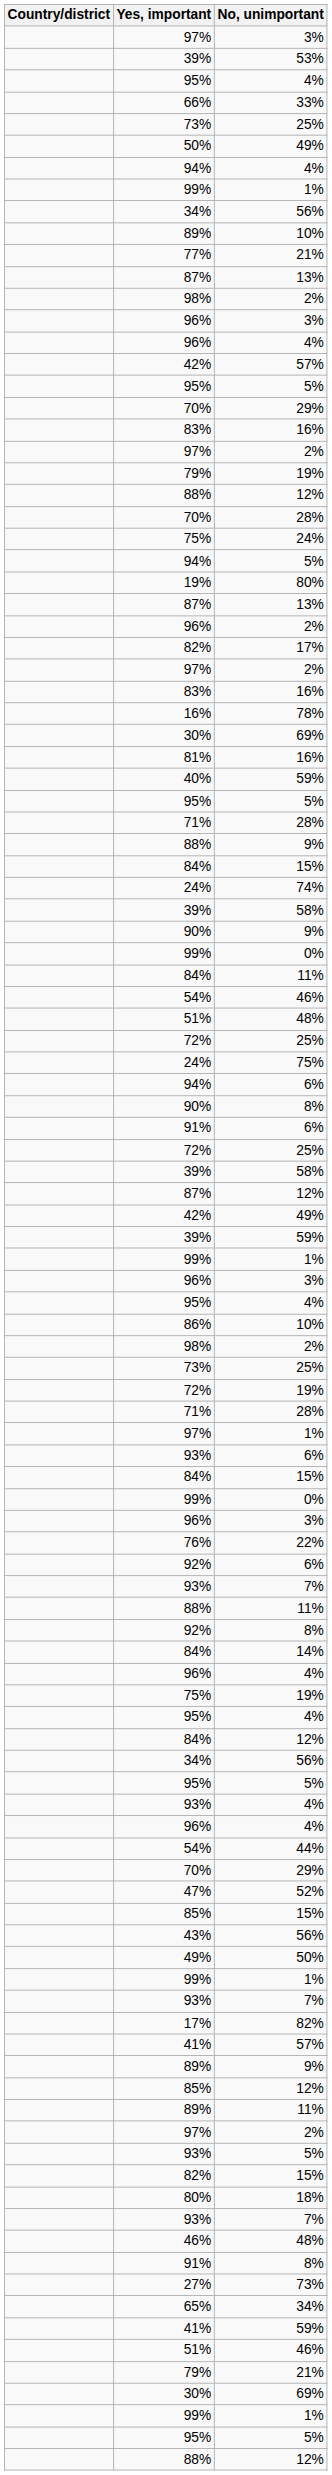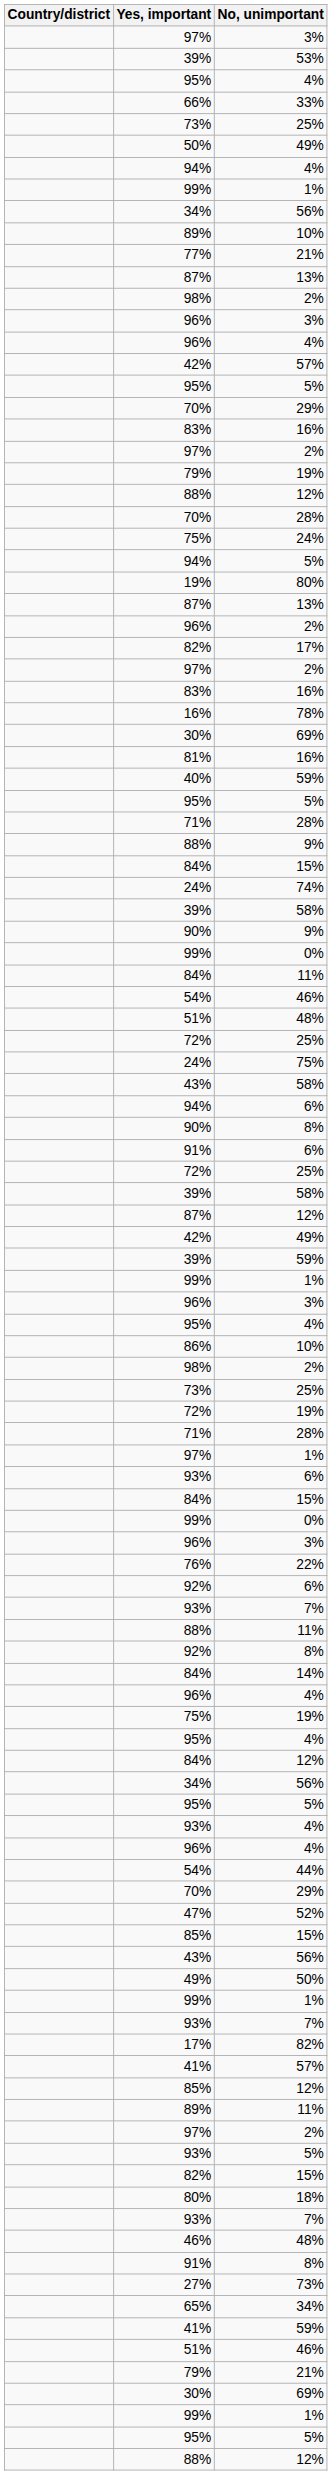+ row: (197, 1084)
- row: (197, 2066)
